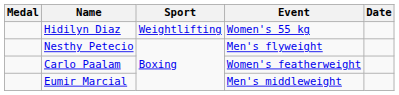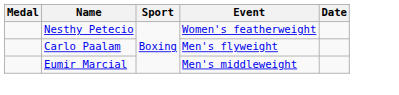- row: (82, 30)
(275, 48) Men's flyweight -> (249, 30) Women's featherweight
(294, 65) Women's featherweight -> (230, 48) Men's flyweight
